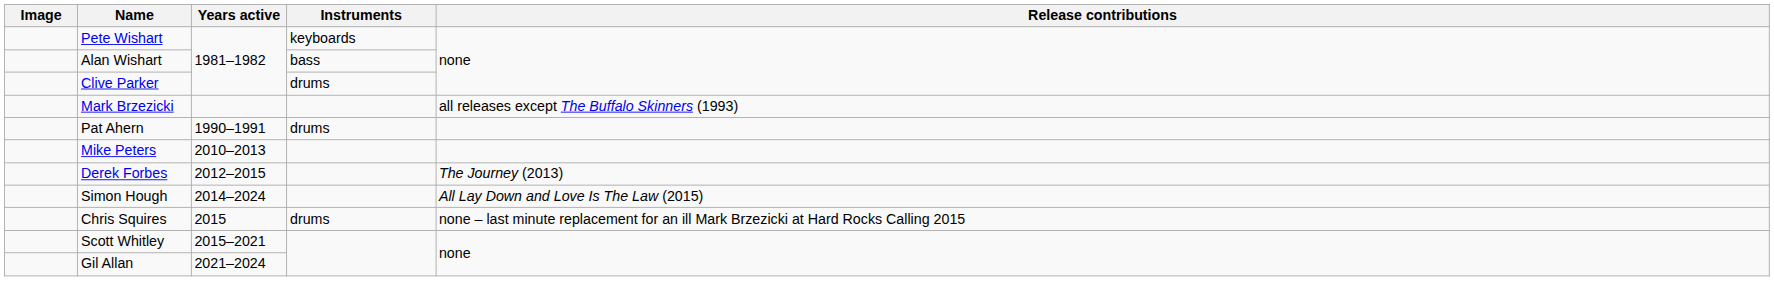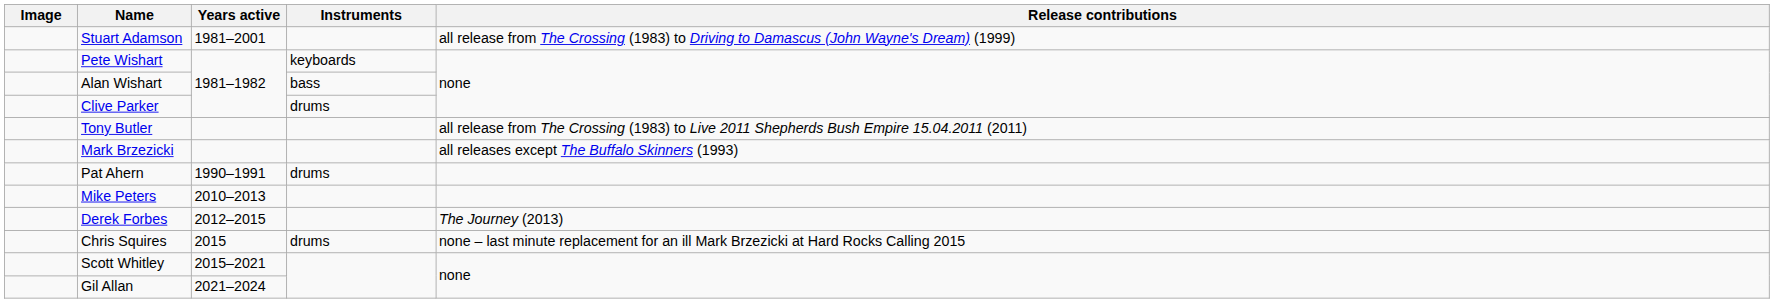+ row: (132, 38)
+ row: (117, 128)
- row: (124, 196)
